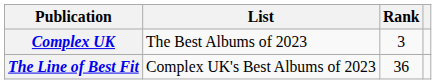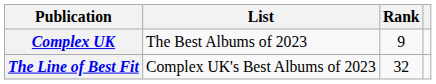(401, 41) 3 -> (401, 41) 9
(401, 66) 36 -> (401, 66) 32
